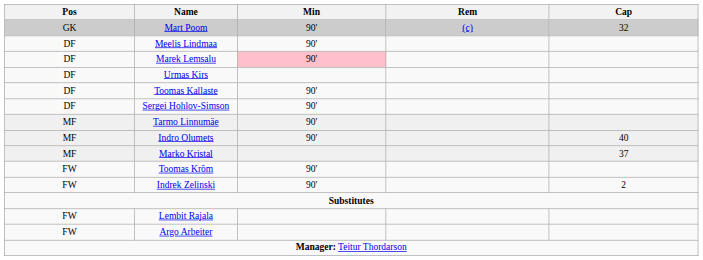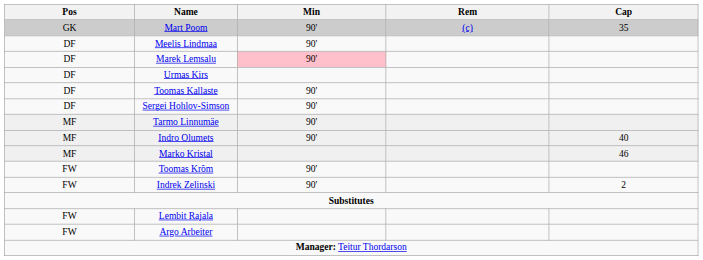(624, 27) 32 -> (624, 27) 35
(624, 153) 37 -> (624, 153) 46
